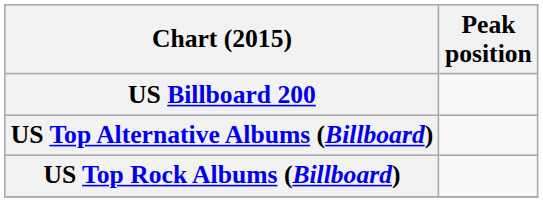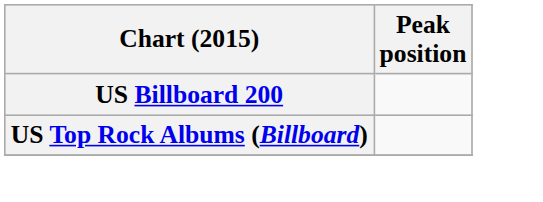- row: (222, 134)
